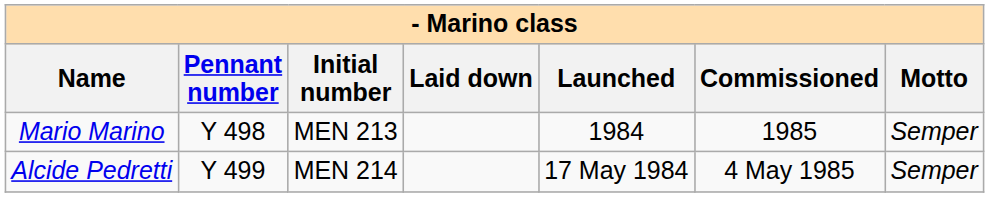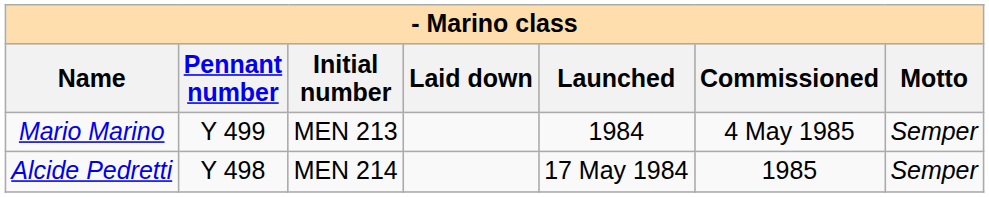(233, 131) Y 498 -> (233, 131) Y 499
(789, 131) 1985 -> (789, 131) 4 May 1985
(233, 171) Y 499 -> (233, 171) Y 498
(789, 171) 4 May 1985 -> (789, 171) 1985
